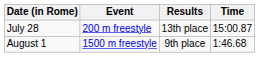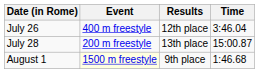+ row: (23, 28)
(120, 44) no background -> (120, 60) lightyellow background
